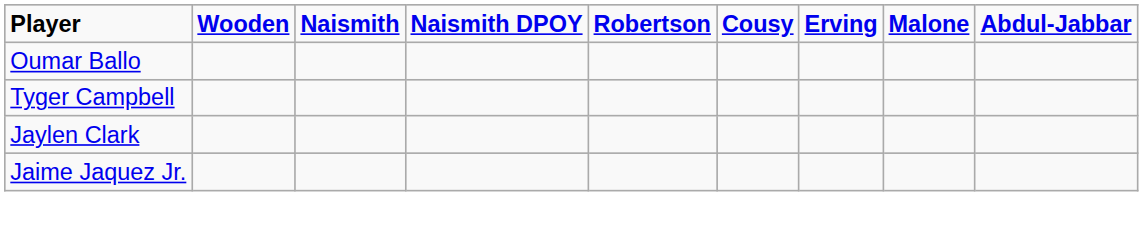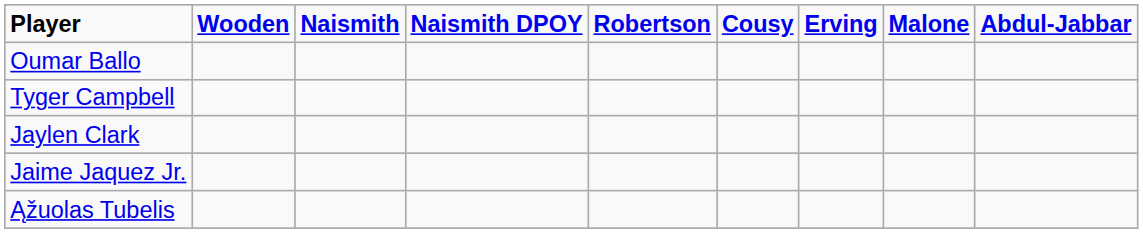+ row: (92, 209)
